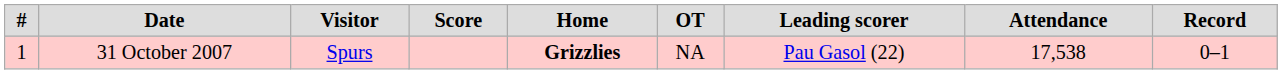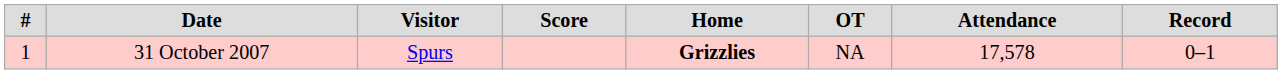- column: (844, 20)
(1058, 52) 17,538 -> (1007, 52) 17,578
